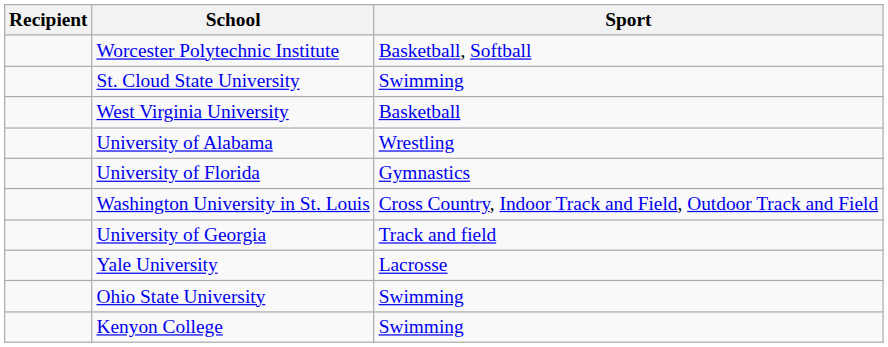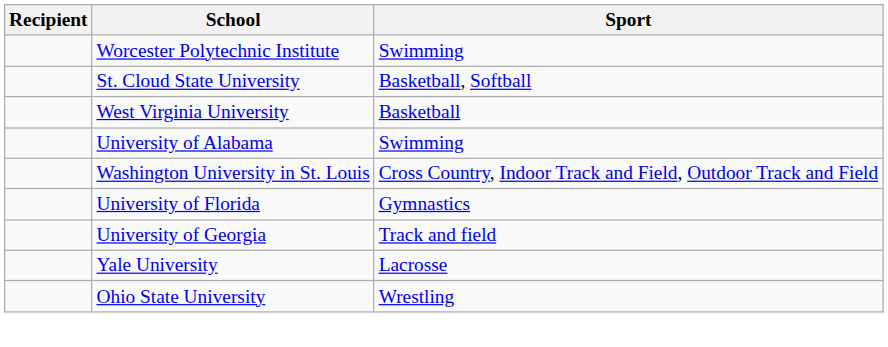(455, 50) Basketball, Softball -> (421, 50) Swimming
(421, 81) Swimming -> (455, 81) Basketball, Softball
(416, 142) Wrestling -> (421, 142) Swimming
rows swapped: (233, 204) <-> (178, 173)
(421, 296) Swimming -> (416, 296) Wrestling
- row: (160, 326)
